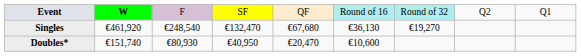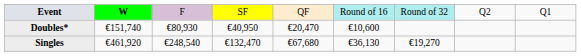rows swapped: (49, 28) <-> (49, 44)
